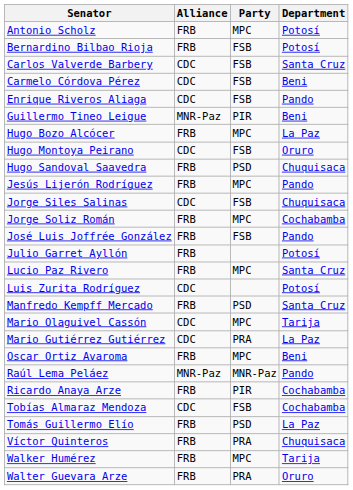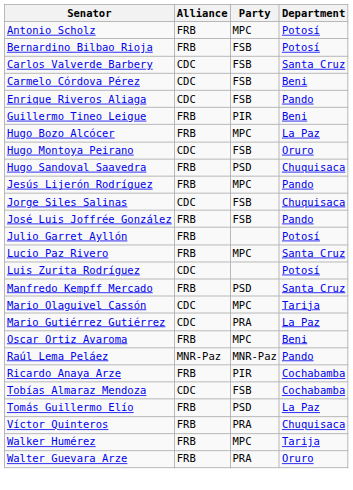(199, 116) MNR-Paz -> (186, 116) FRB
- row: (61, 219)
